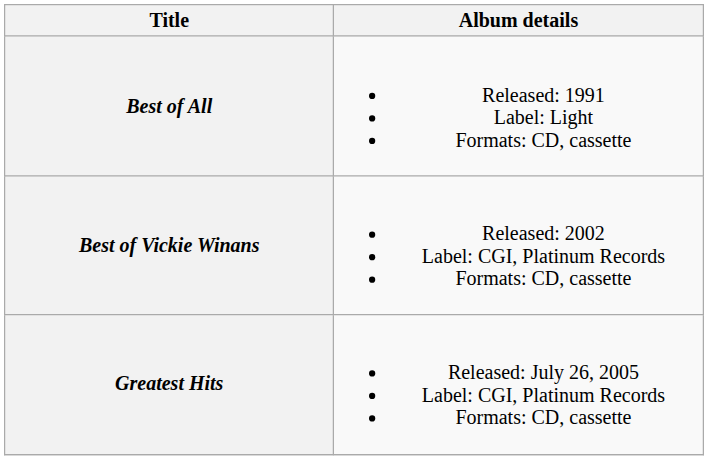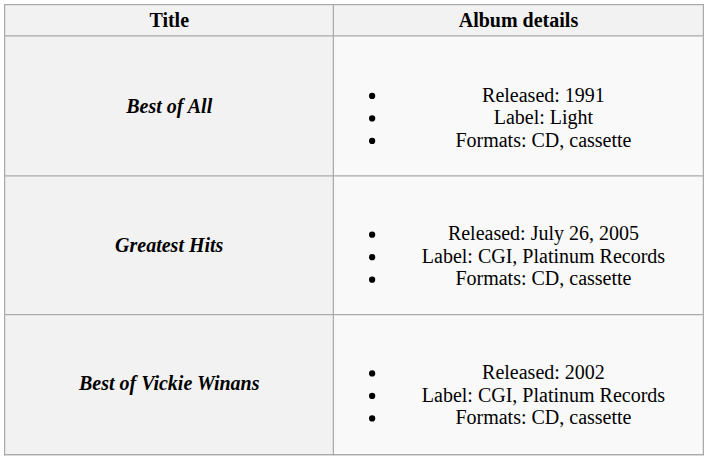rows swapped: (169, 245) <-> (169, 384)
